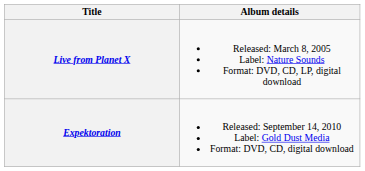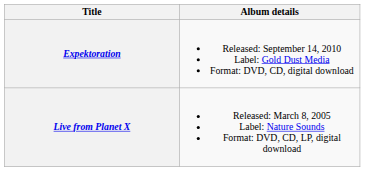rows swapped: (92, 59) <-> (92, 132)
